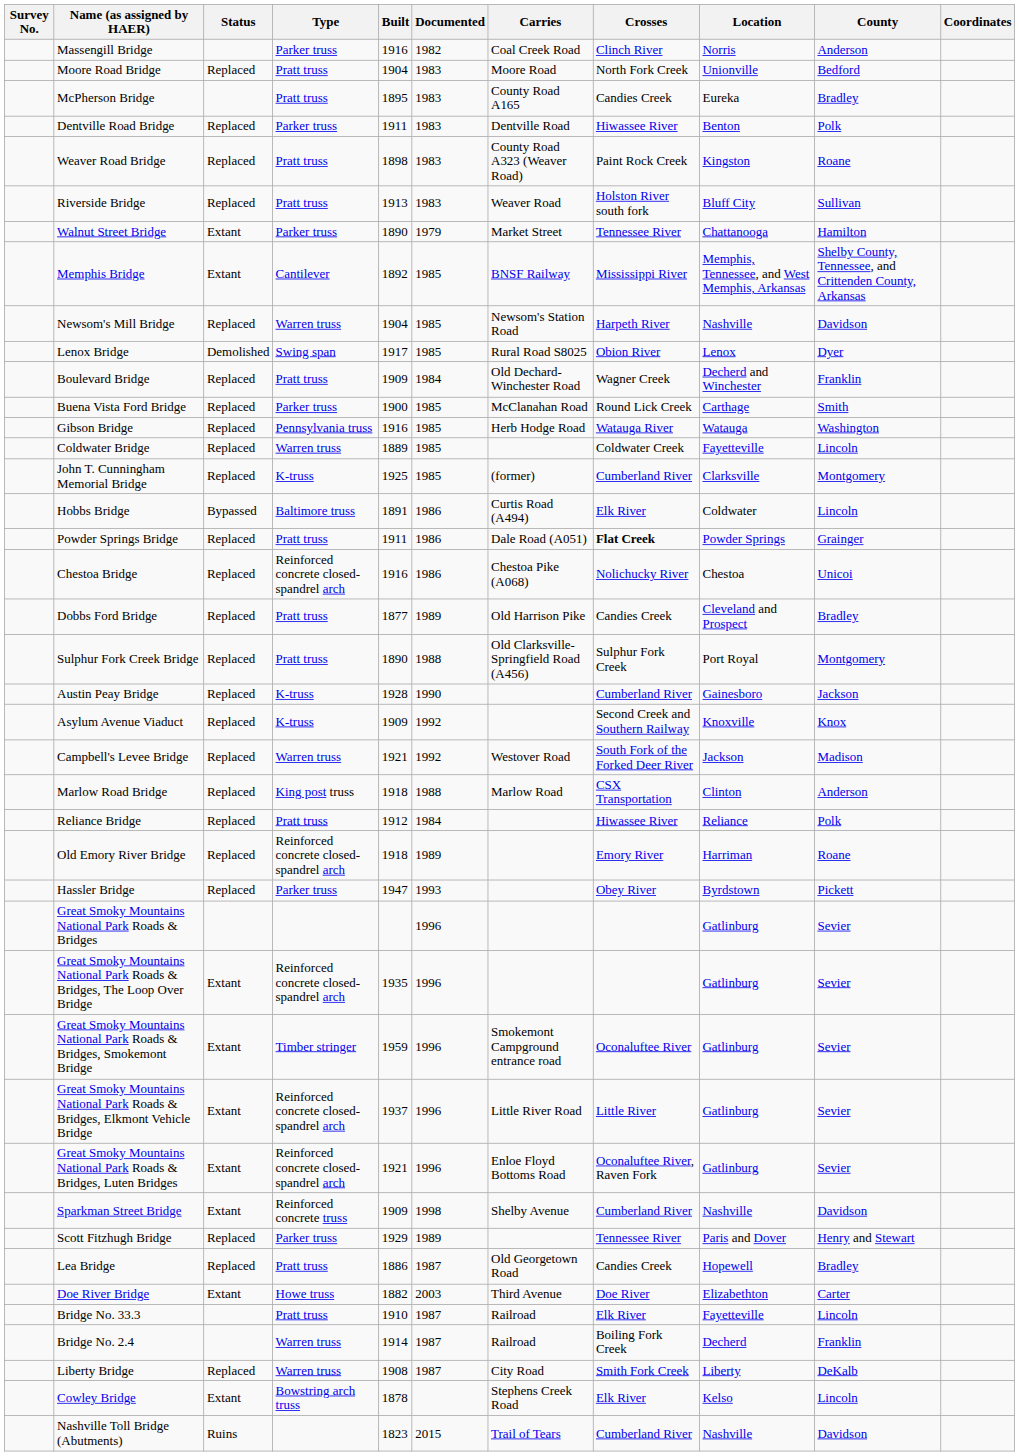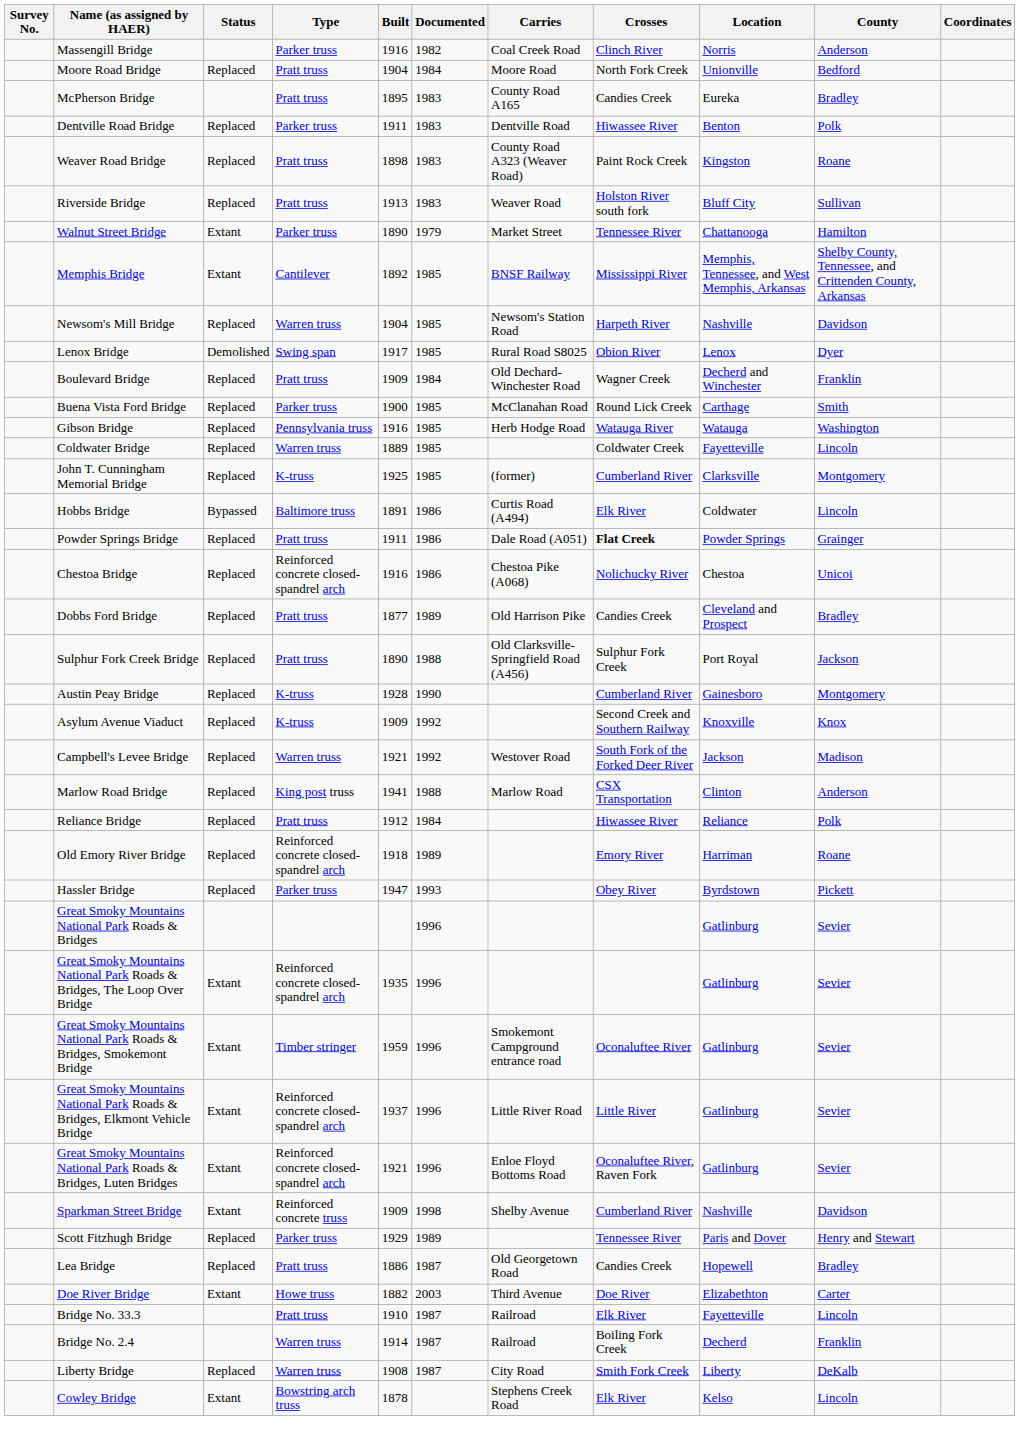(428, 70) 1983 -> (428, 70) 1984
(851, 659) Montgomery -> (838, 659) Jackson
(838, 694) Jackson -> (851, 694) Montgomery
(395, 792) 1918 -> (395, 792) 1941
- row: (113, 1433)
